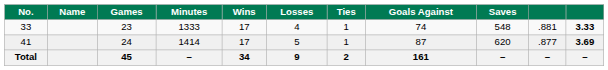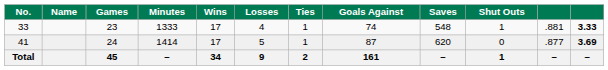+ column: (502, 12)
